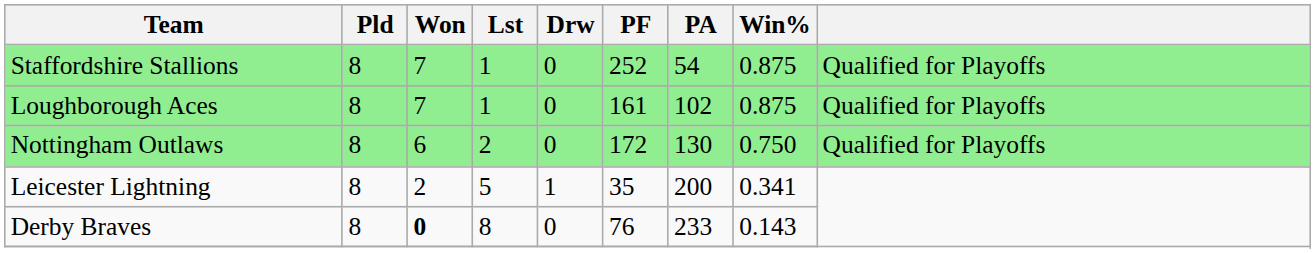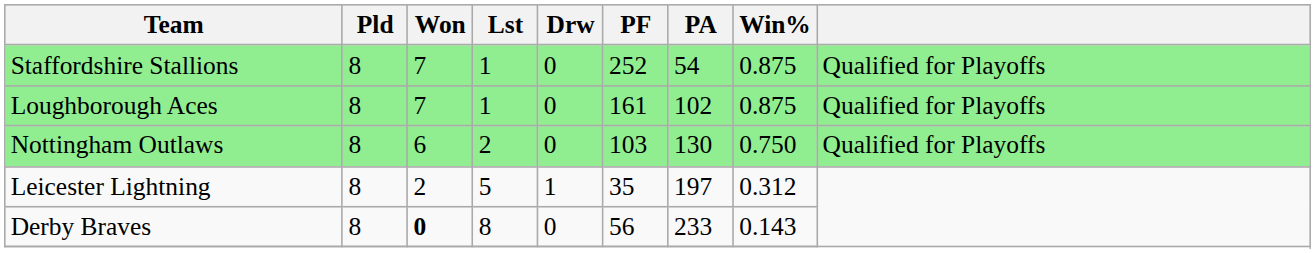(628, 145) 172 -> (628, 145) 103
(693, 186) 200 -> (693, 186) 197
(768, 186) 0.341 -> (768, 186) 0.312
(622, 226) 76 -> (622, 226) 56
